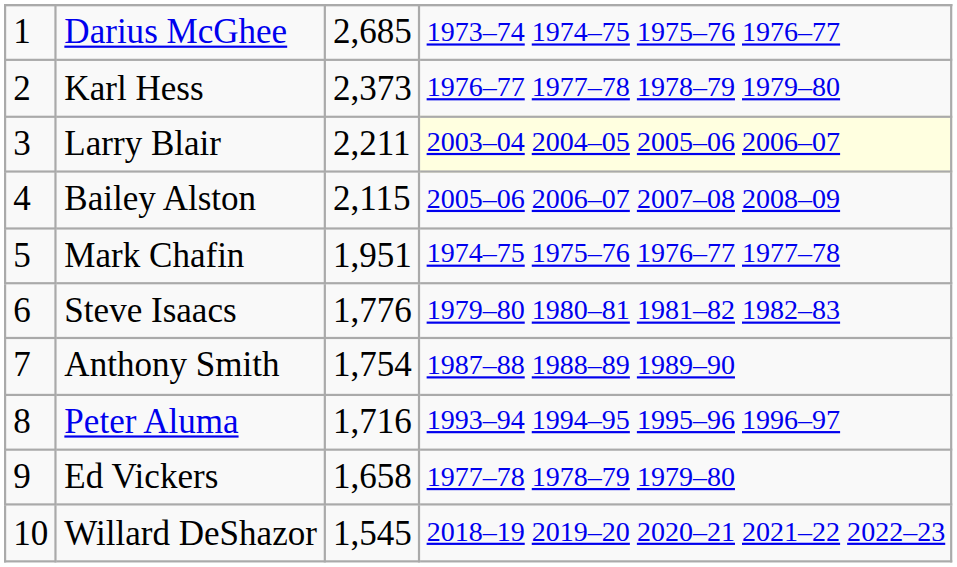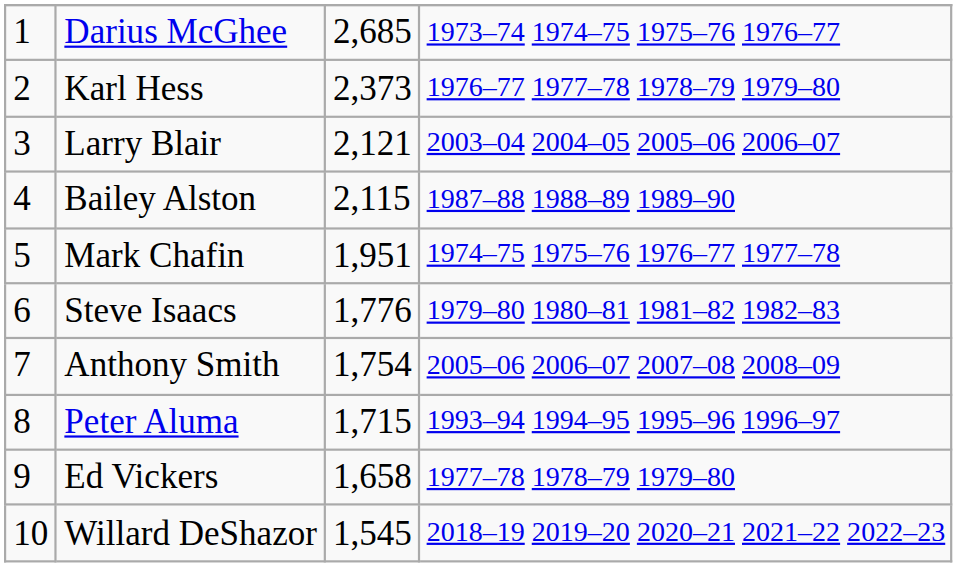(372, 143) 2,211 -> (372, 143) 2,121
(633, 143) lightyellow background -> (633, 143) no background
(633, 198) 2005–06 2006–07 2007–08 2008–09 -> (581, 198) 1987–88 1988–89 1989–90
(581, 365) 1987–88 1988–89 1989–90 -> (633, 365) 2005–06 2006–07 2007–08 2008–09
(372, 421) 1,716 -> (372, 421) 1,715
